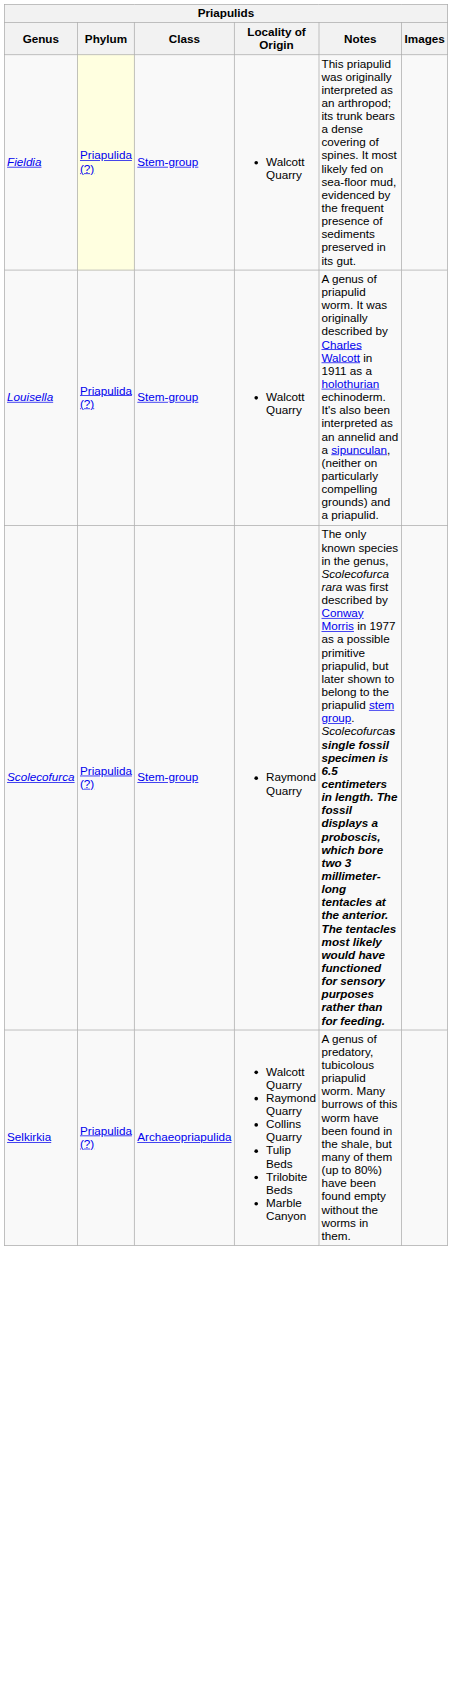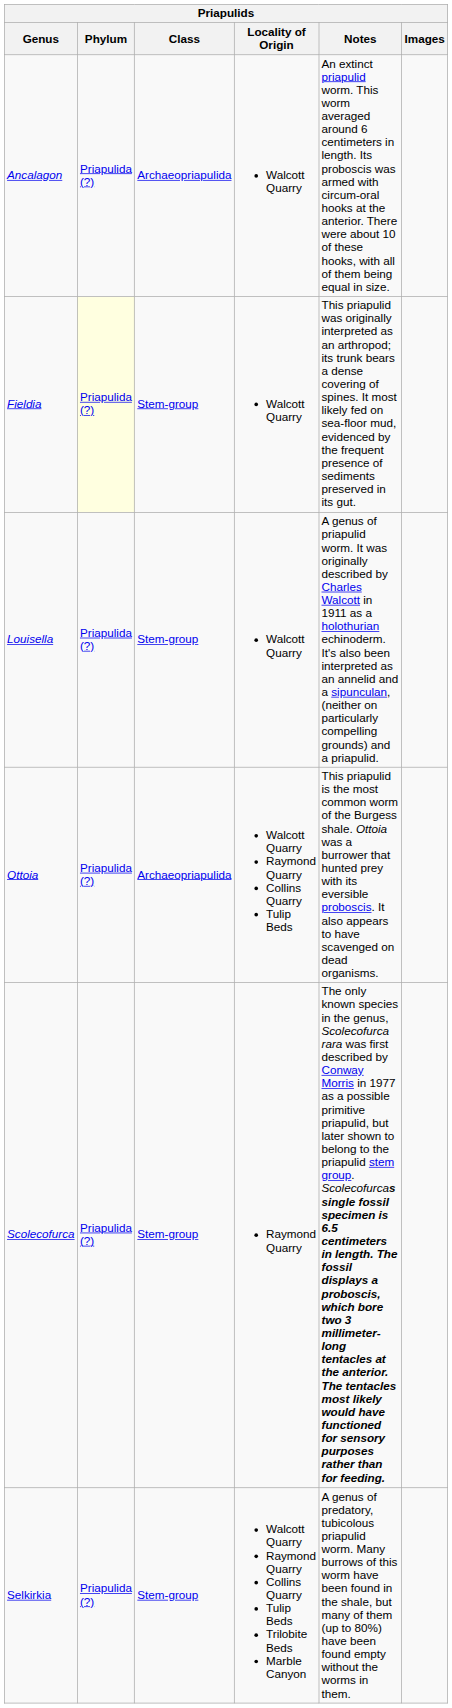+ row: (35, 175)
+ row: (23, 875)
(184, 1137) Archaeopriapulida -> (168, 1595) Stem-group
